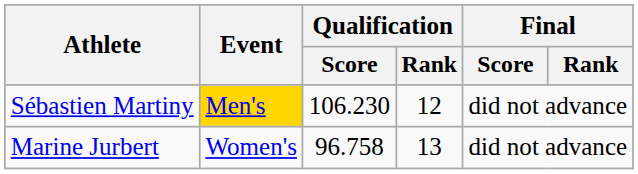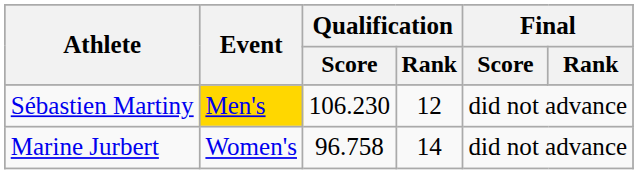(429, 147) 13 -> (429, 147) 14
